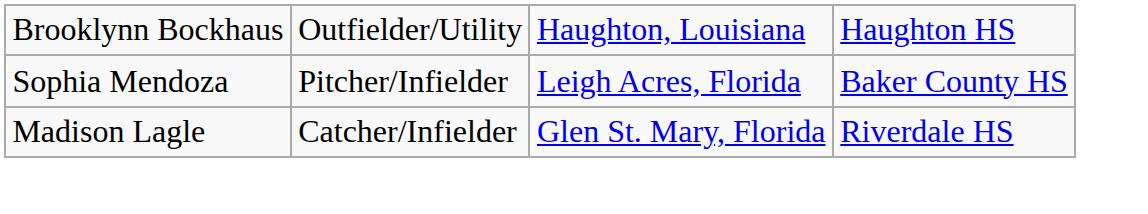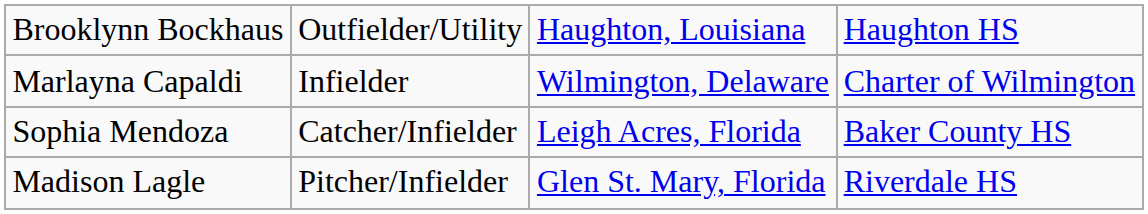+ row: (127, 80)
(403, 80) Pitcher/Infielder -> (408, 131) Catcher/Infielder
(408, 131) Catcher/Infielder -> (403, 182) Pitcher/Infielder
